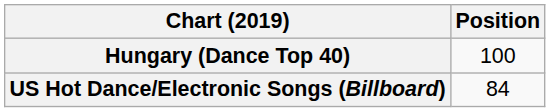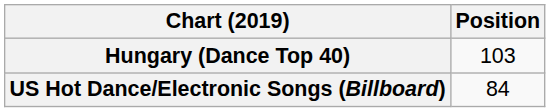(498, 55) 100 -> (498, 55) 103
